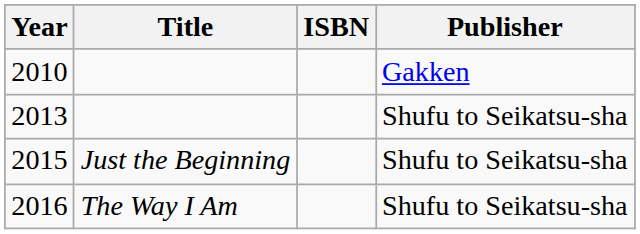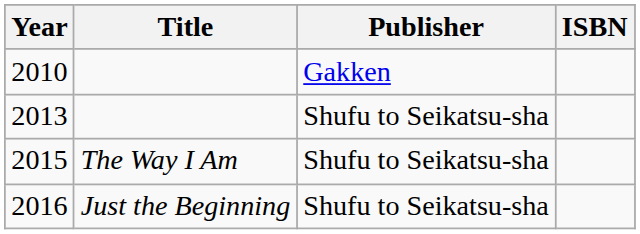columns swapped: (505, 26) <-> (336, 26)
(185, 160) Just the Beginning -> (159, 160) The Way I Am
(159, 205) The Way I Am -> (185, 205) Just the Beginning
